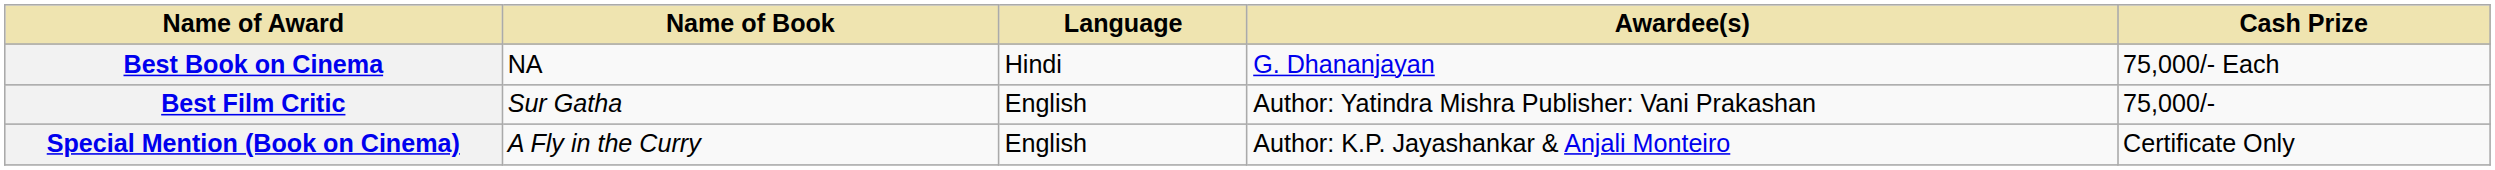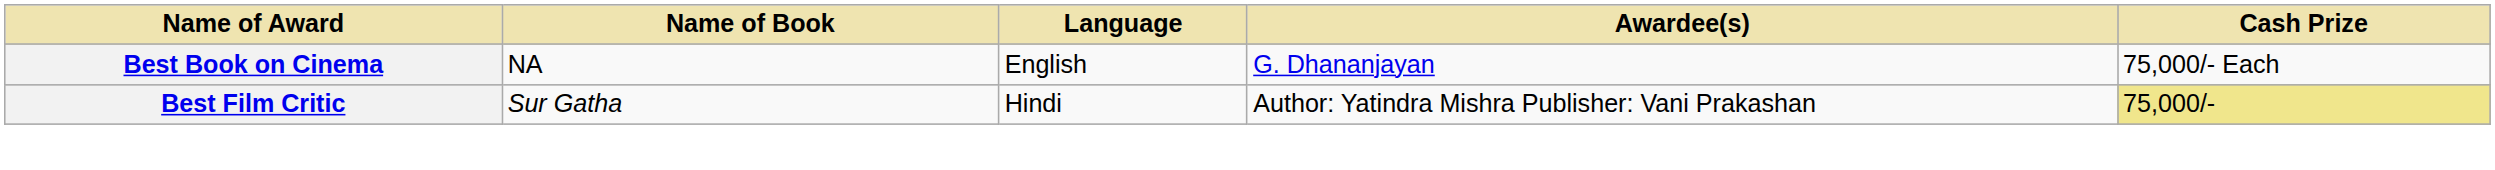(1033, 64) Hindi -> (1046, 64) English
(1046, 104) English -> (1033, 104) Hindi
(2169, 104) no background -> (2169, 104) khaki background
- row: (253, 143)
